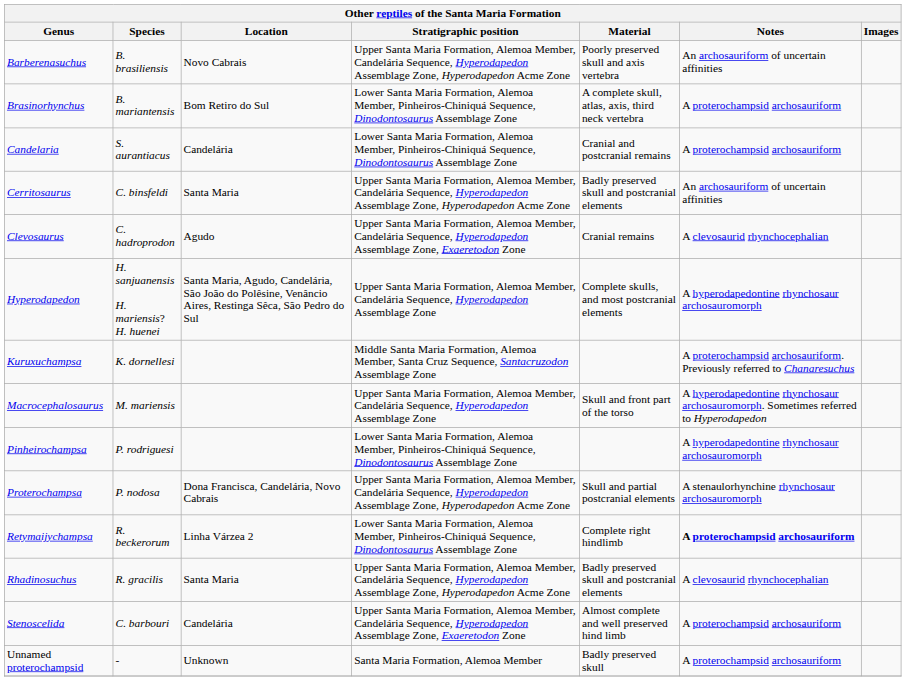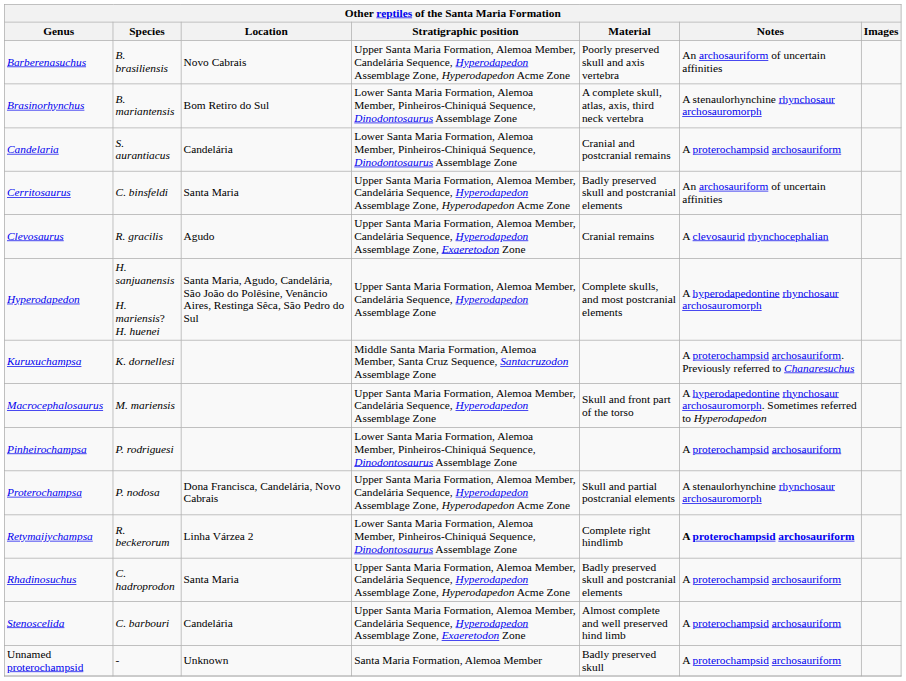(762, 105) A proterochampsid archosauriform -> (759, 105) A stenaulorhynchine rhynchosaur archosauromorph
(145, 236) C. hadroprodon -> (139, 236) R. gracilis
(760, 449) A hyperodapedontine rhynchosaur archosauromorph -> (762, 449) A proterochampsid archosauriform
(139, 579) R. gracilis -> (145, 579) C. hadroprodon
(755, 579) A clevosaurid rhynchocephalian -> (762, 579) A proterochampsid archosauriform
